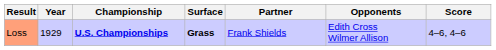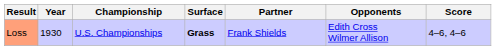(51, 32) 1929 -> (51, 32) 1930
(121, 32) bold -> (118, 32) normal
